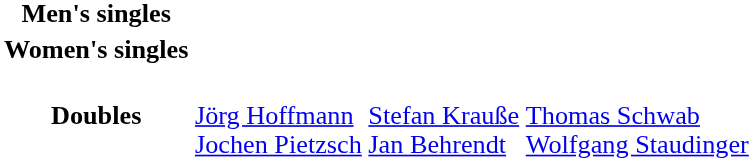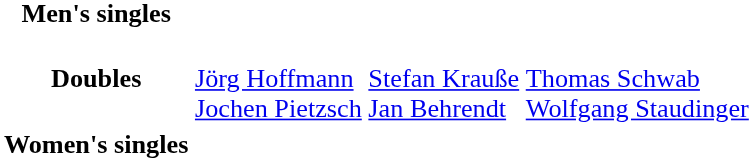rows swapped: (96, 49) <-> (96, 115)
